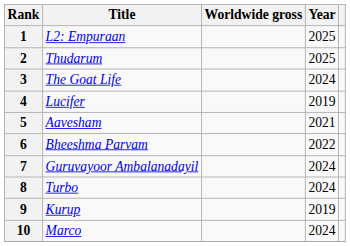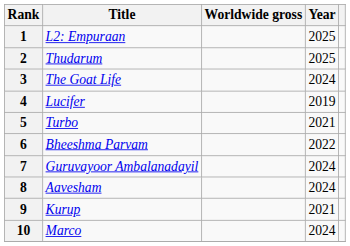(74, 123) Aavesham -> (62, 123) Turbo
(62, 187) Turbo -> (74, 187) Aavesham
(322, 209) 2019 -> (322, 209) 2021
